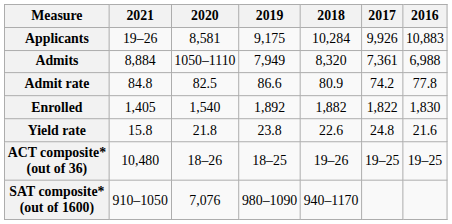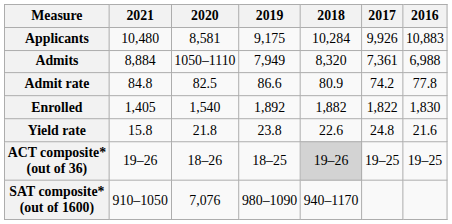(140, 39) 19–26 -> (140, 39) 10,480
(140, 161) 10,480 -> (140, 161) 19–26
(331, 161) no background -> (331, 161) lightgrey background
